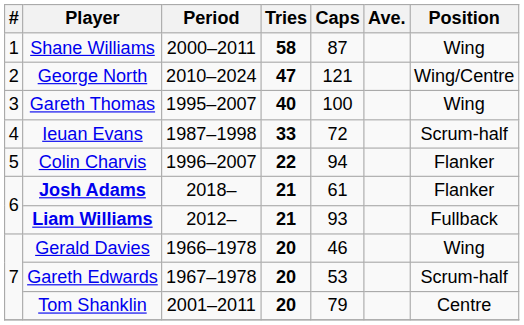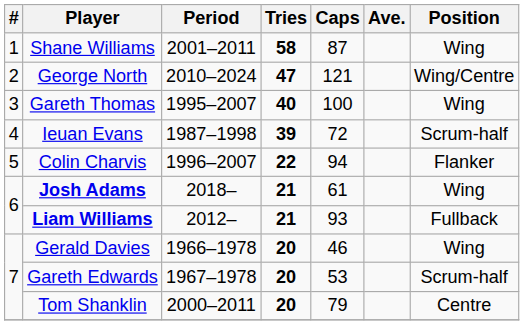(211, 47) 2000–2011 -> (211, 47) 2001–2011
(286, 133) 33 -> (286, 133) 39
(464, 190) Flanker -> (464, 190) Wing
(211, 305) 2001–2011 -> (211, 305) 2000–2011
